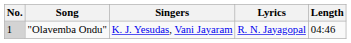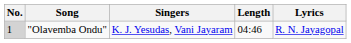columns swapped: (272, 13) <-> (327, 13)
